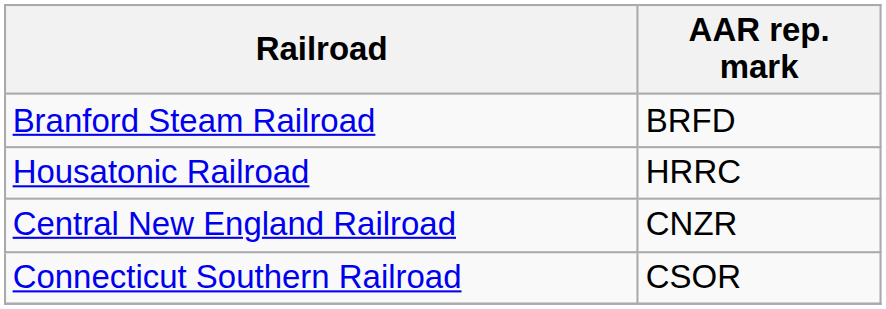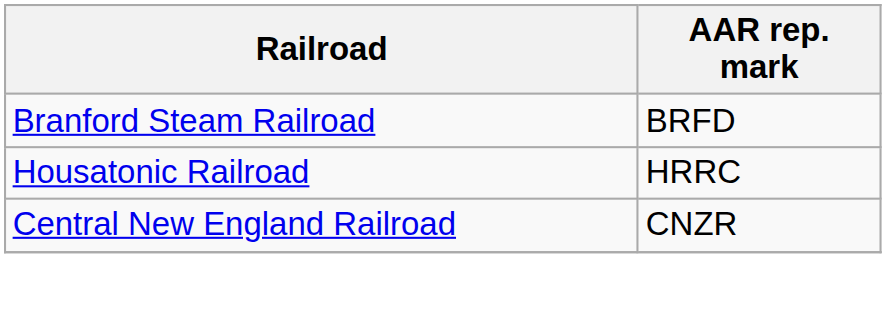- row: (237, 276)
